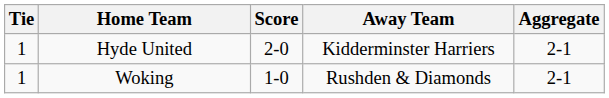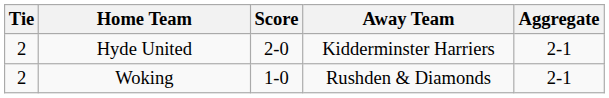(22, 48) 1 -> (22, 48) 2
(22, 78) 1 -> (22, 78) 2
